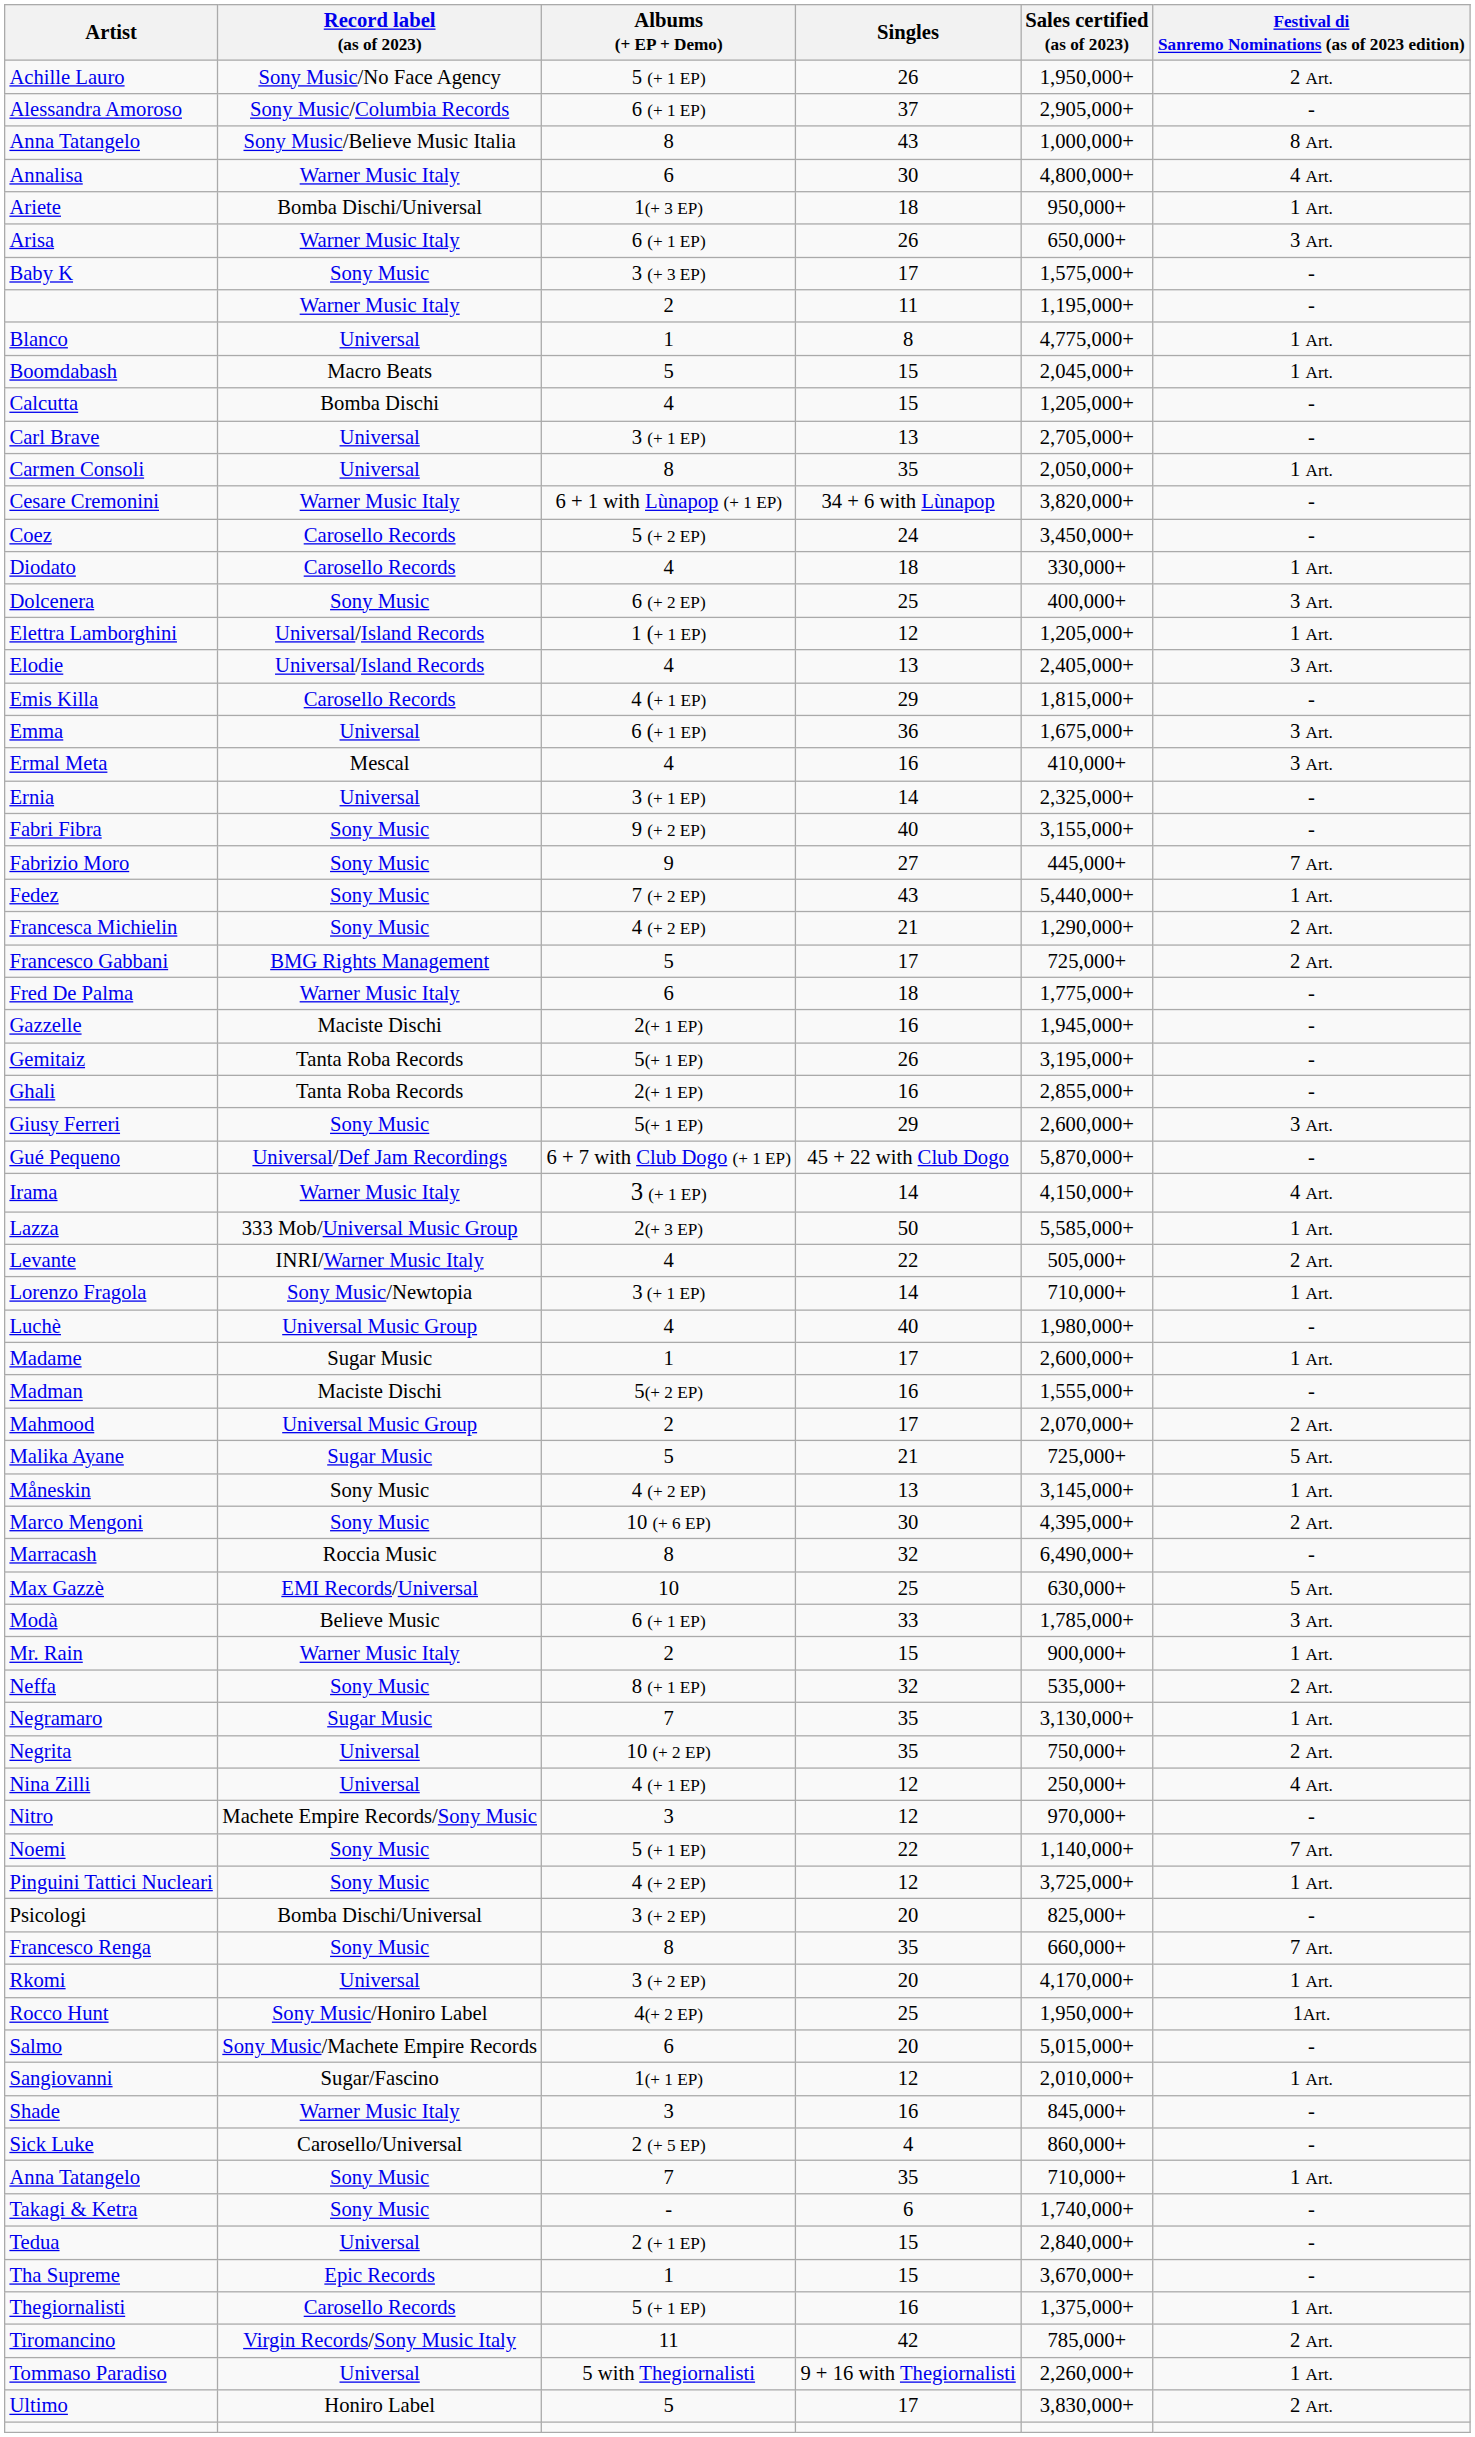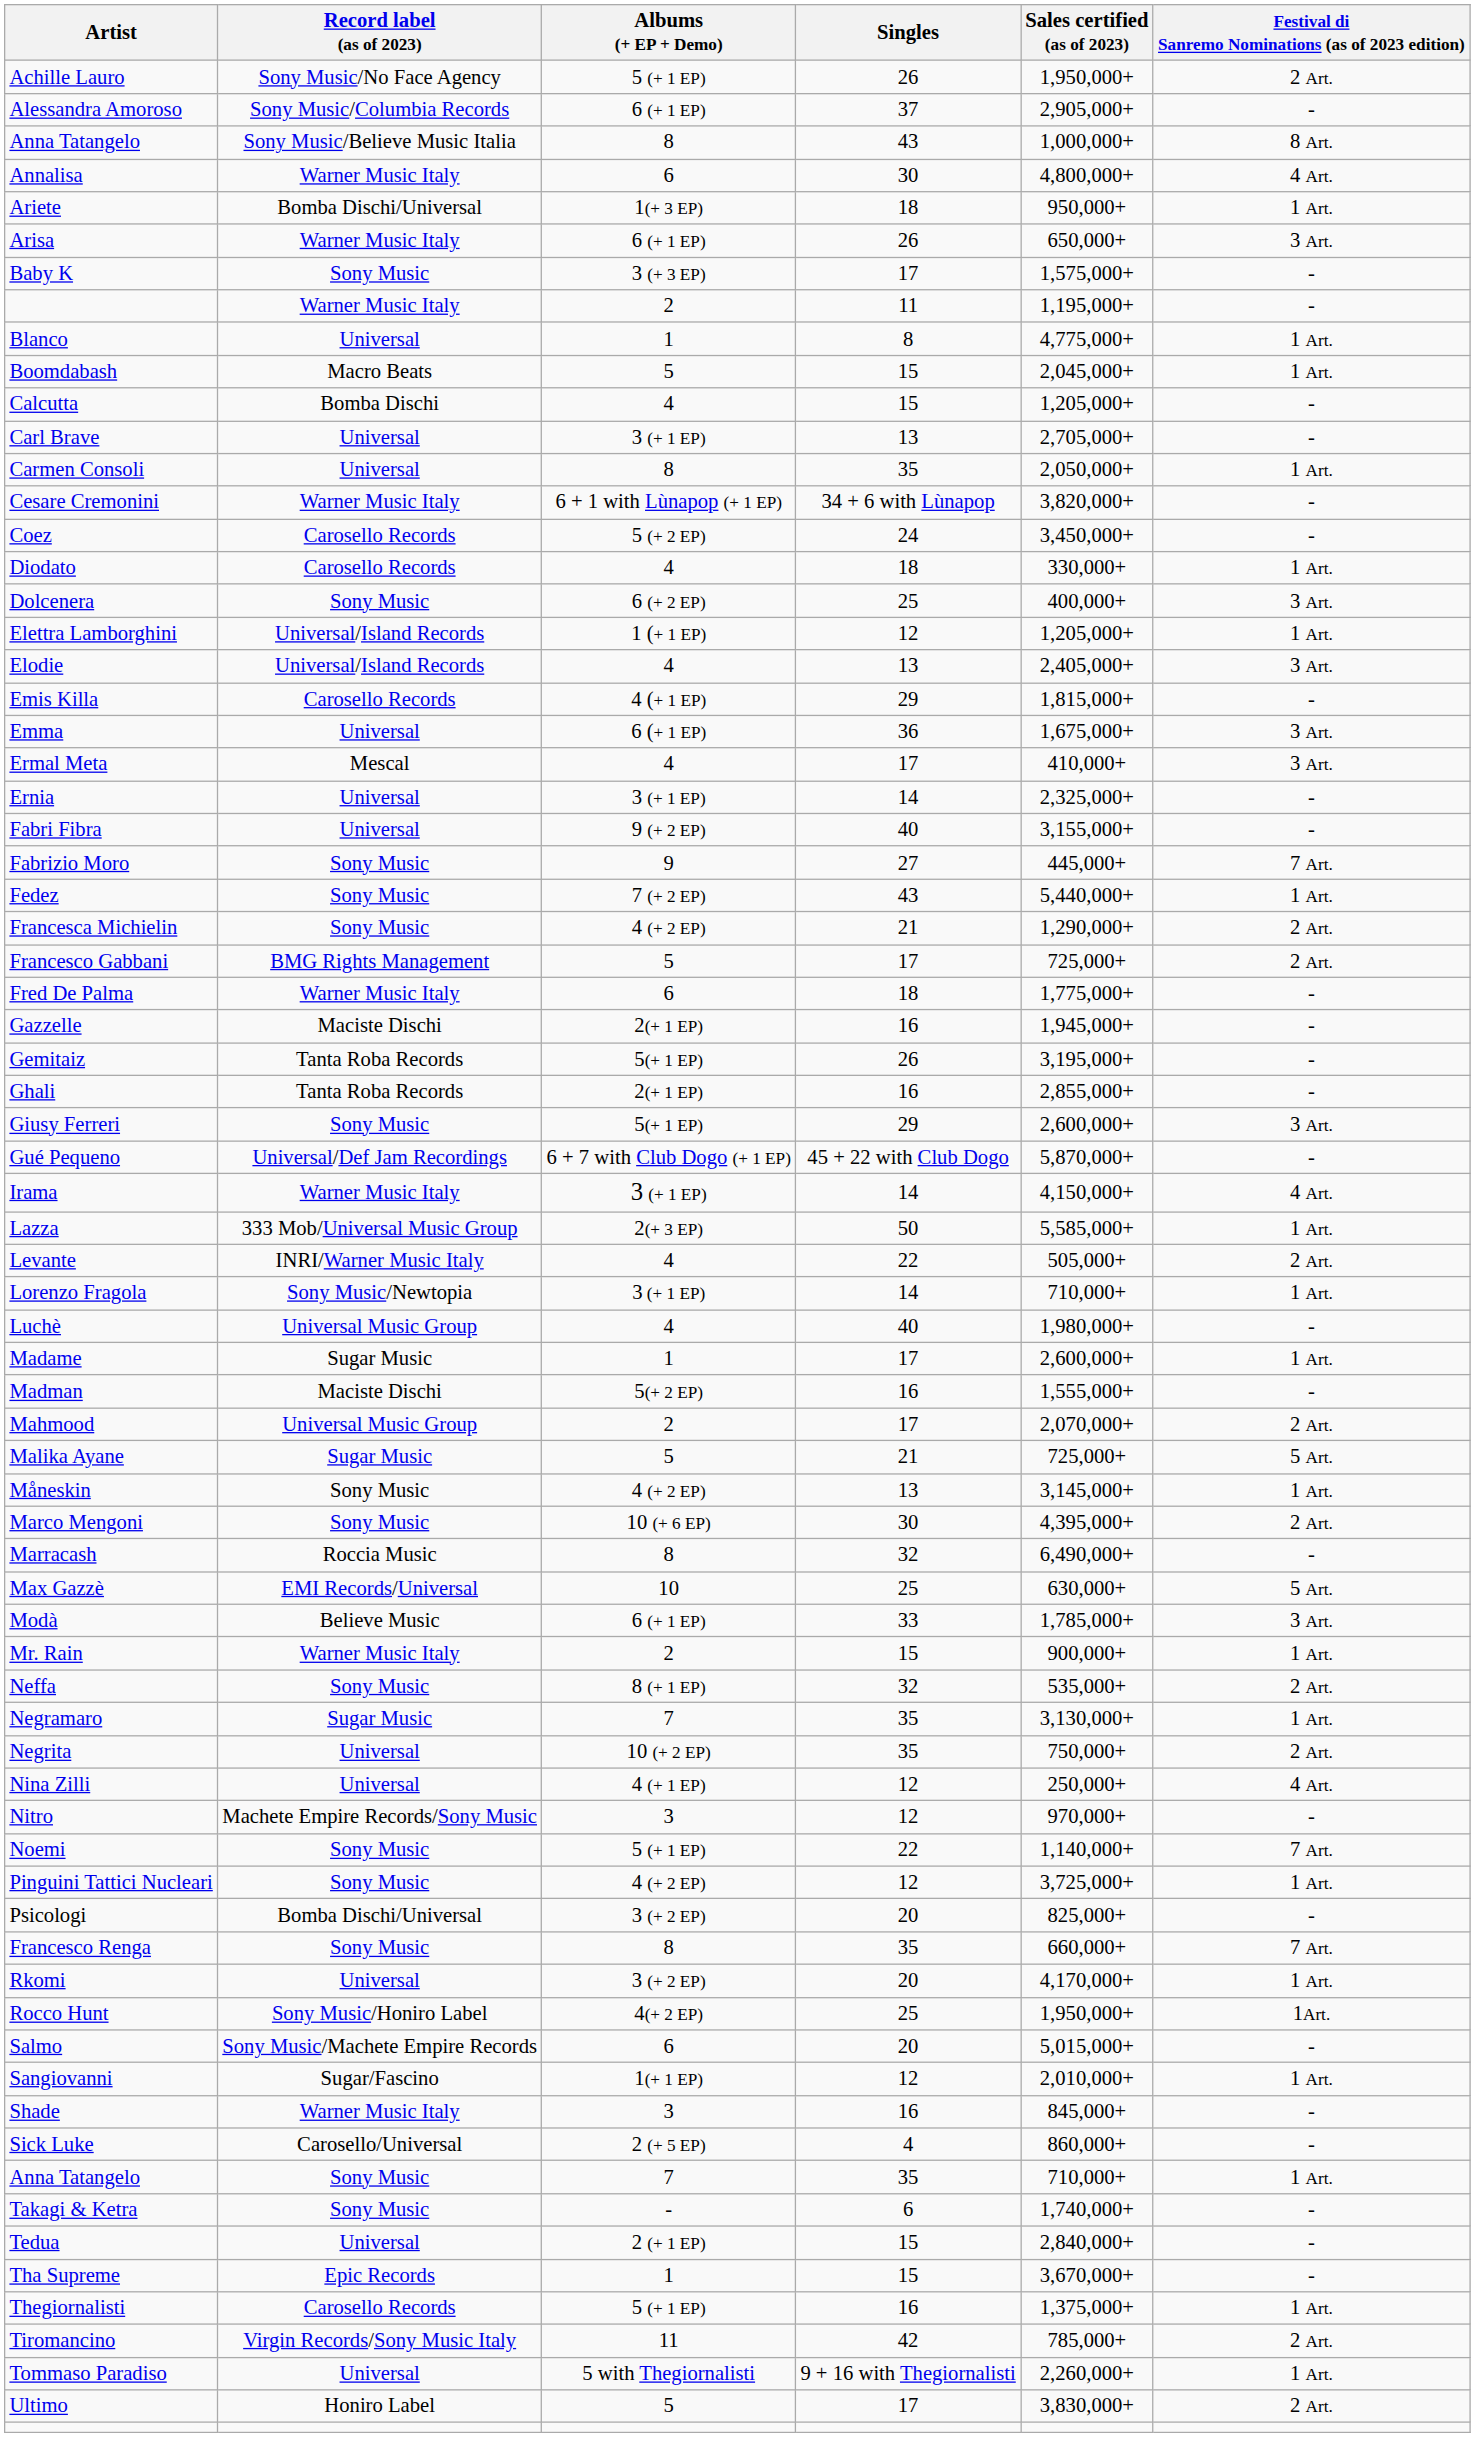(908, 764) 16 -> (908, 764) 17
(380, 829) Sony Music -> (380, 829) Universal
